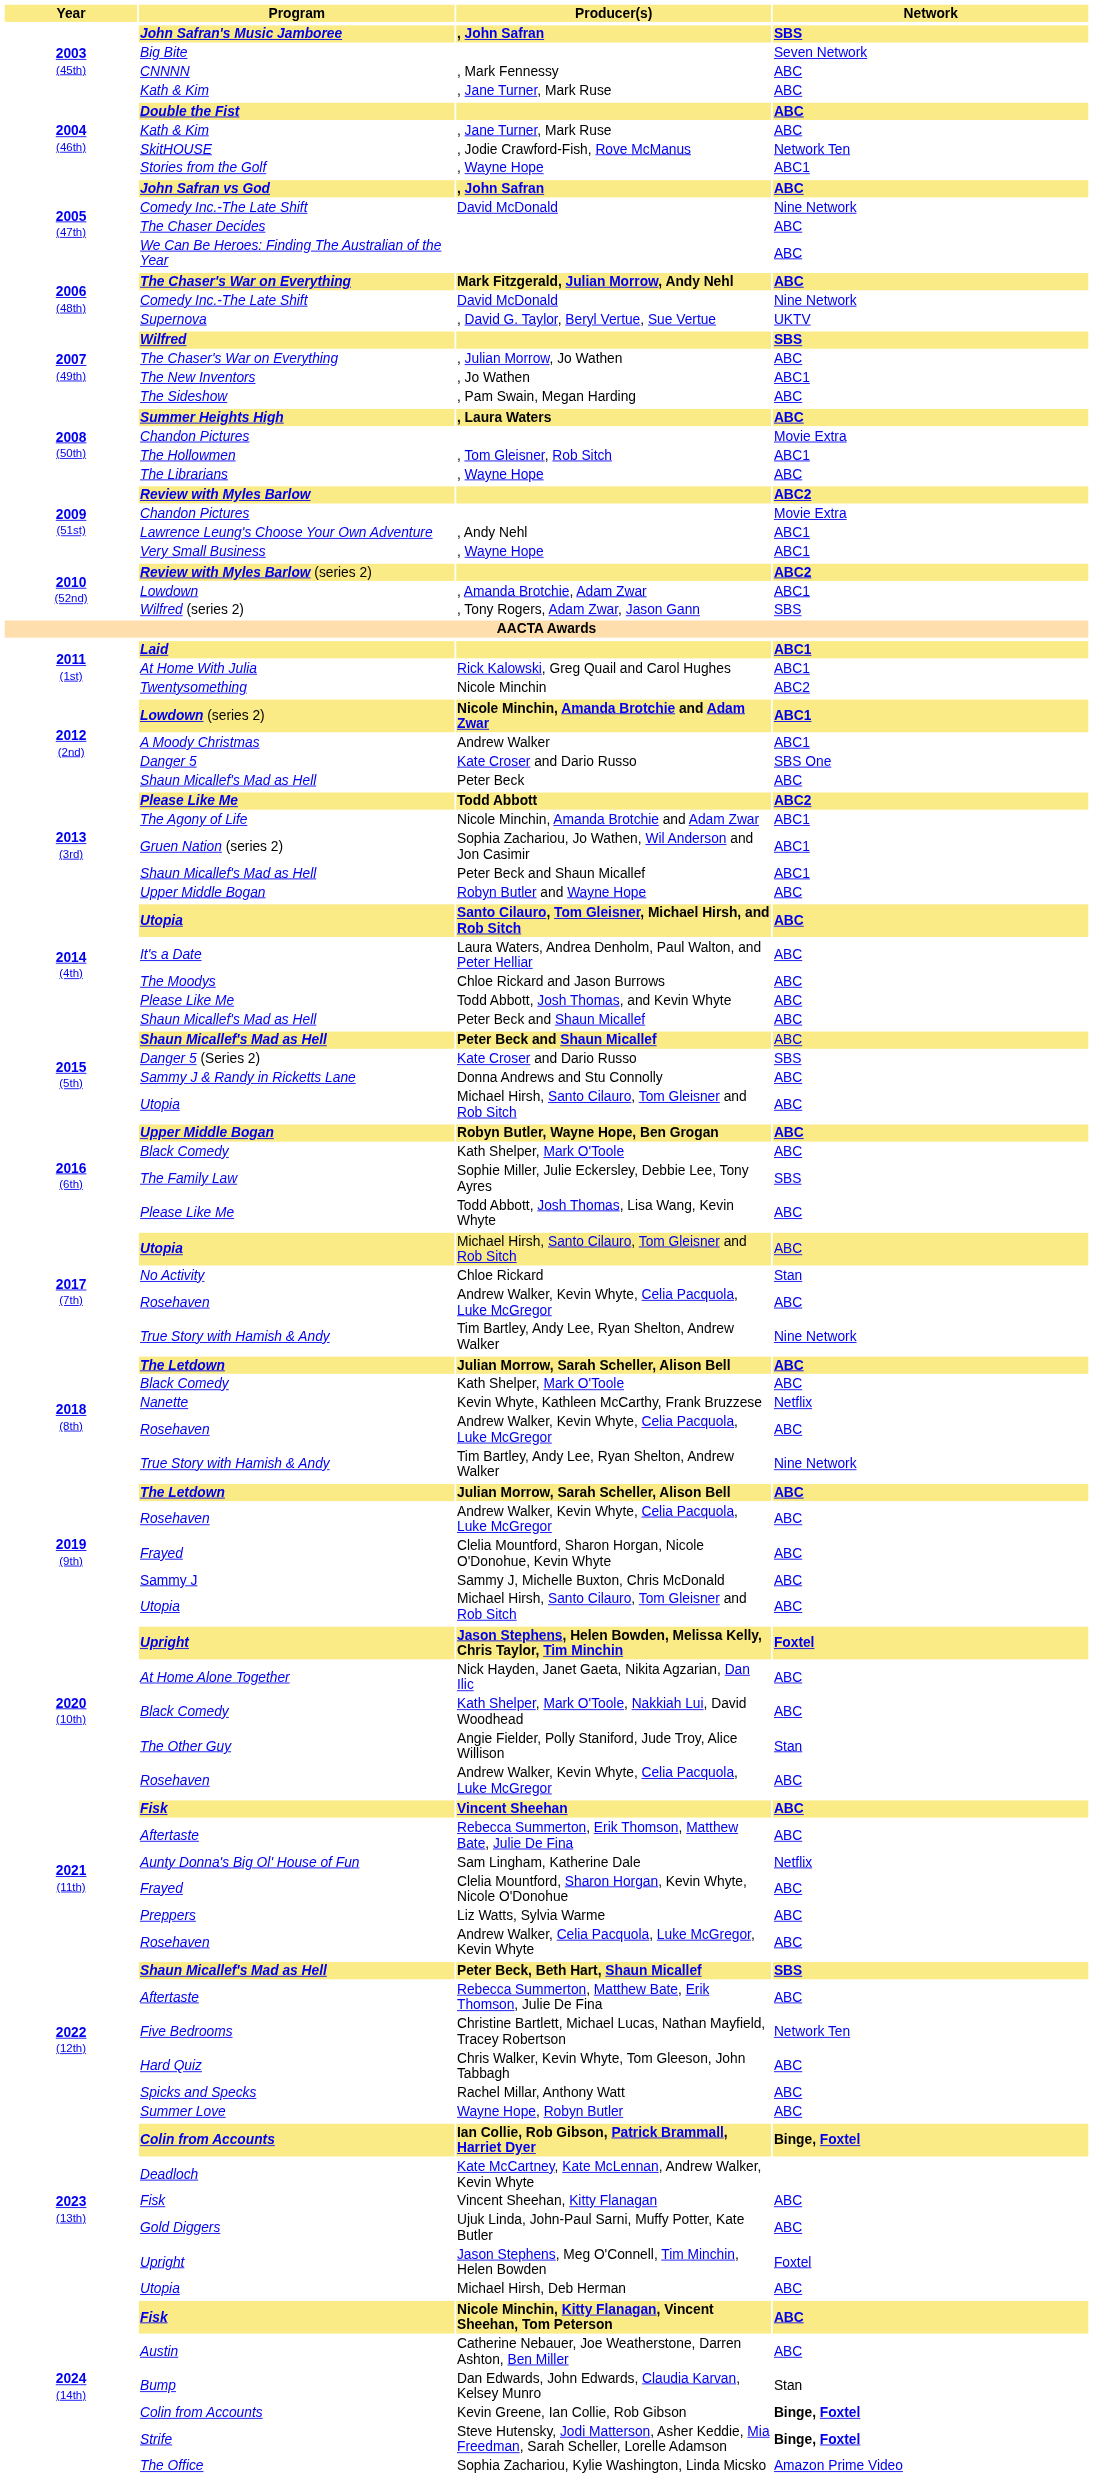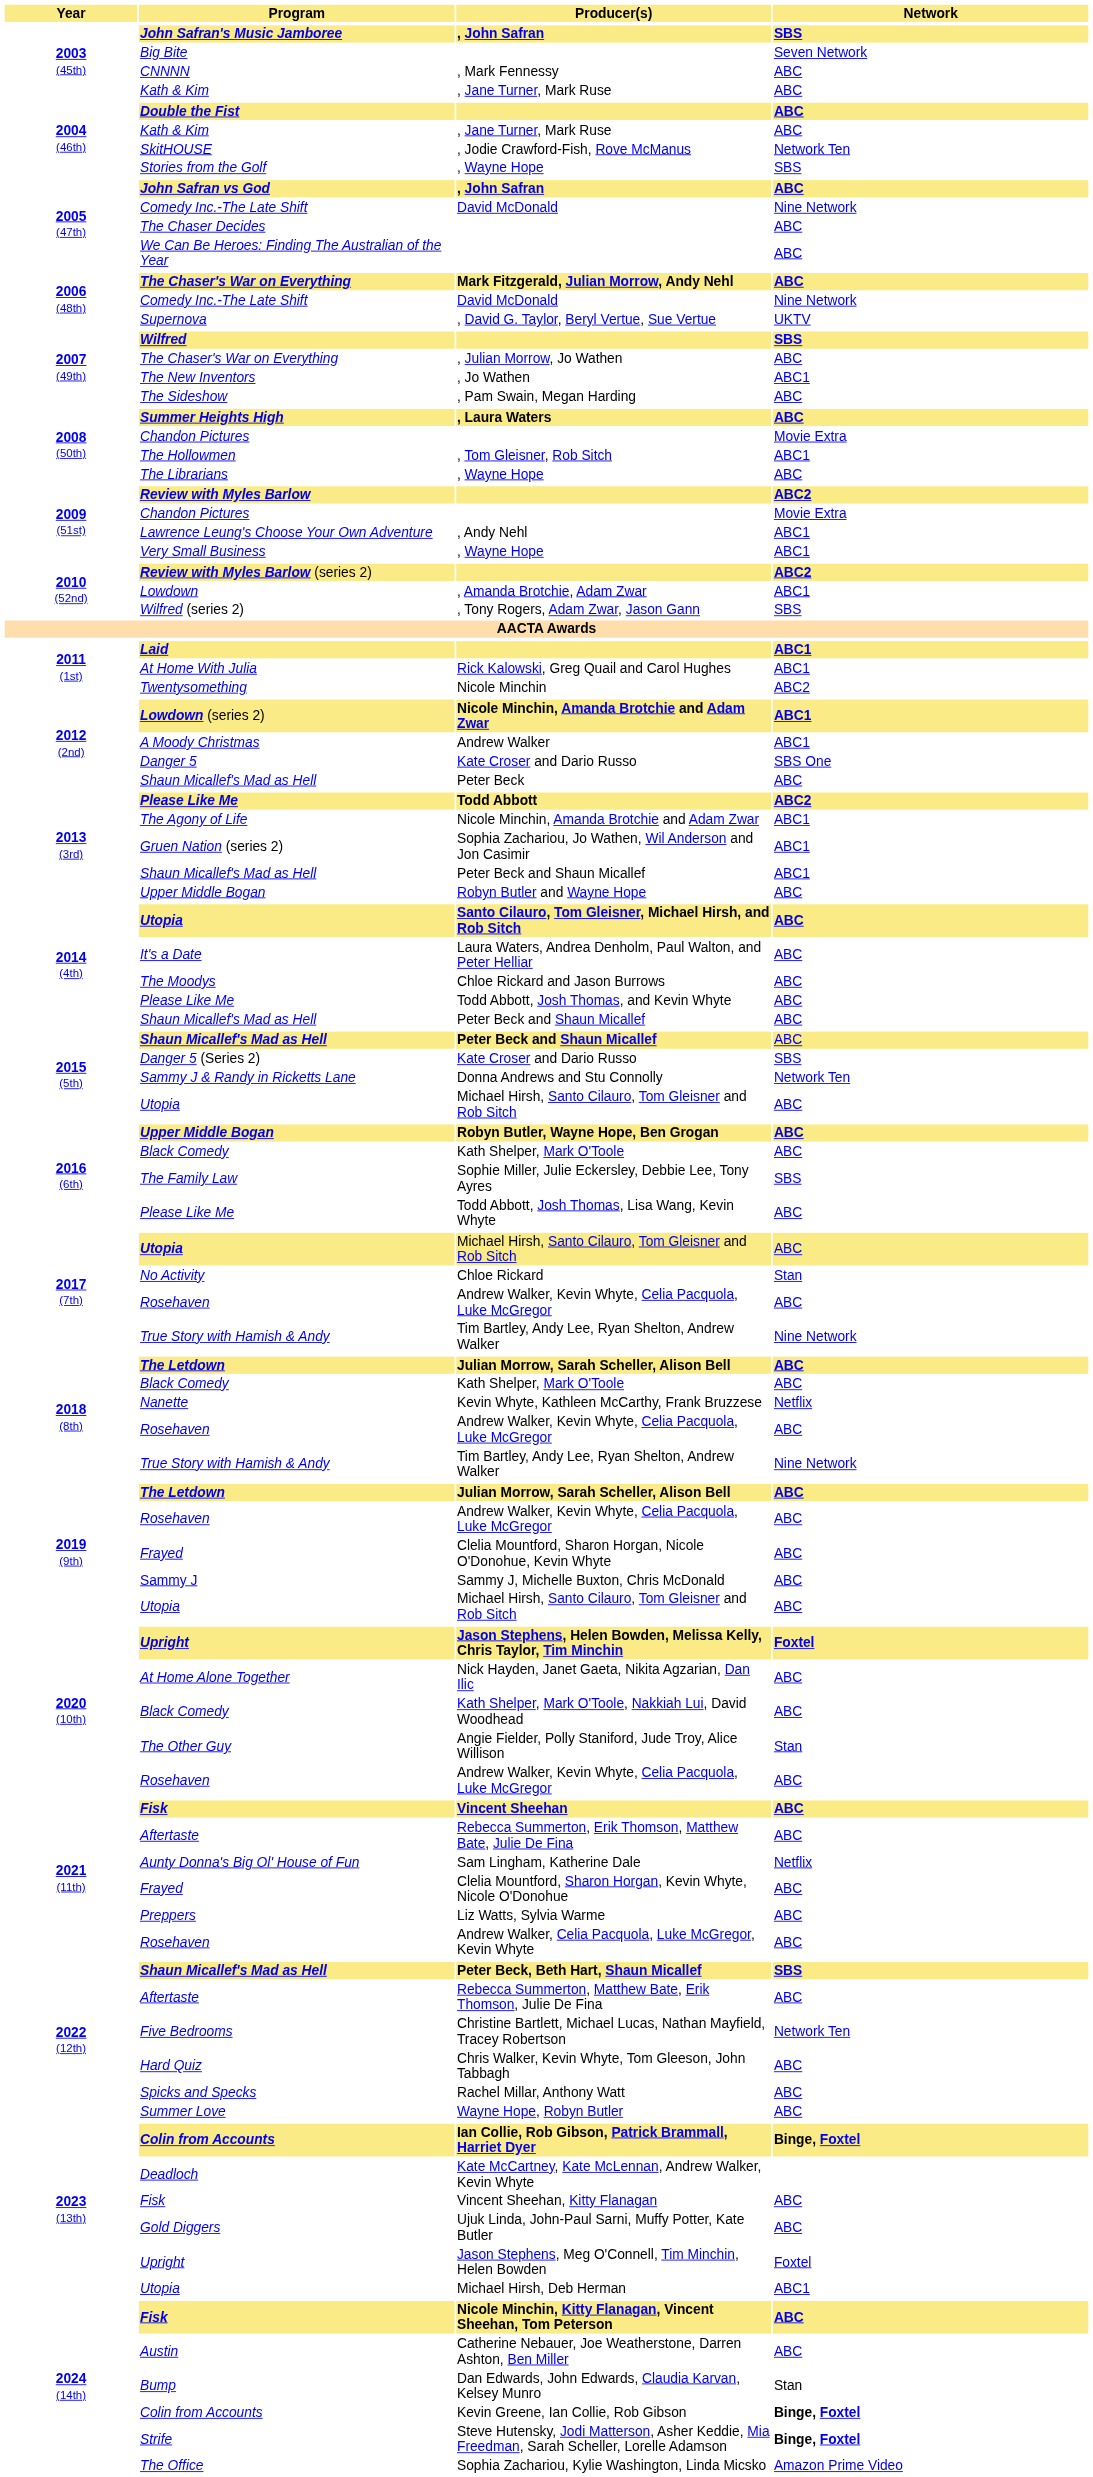(792, 168) ABC1 -> (788, 168) SBS
(788, 1078) ABC -> (812, 1078) Network Ten
(788, 2288) ABC -> (792, 2288) ABC1
